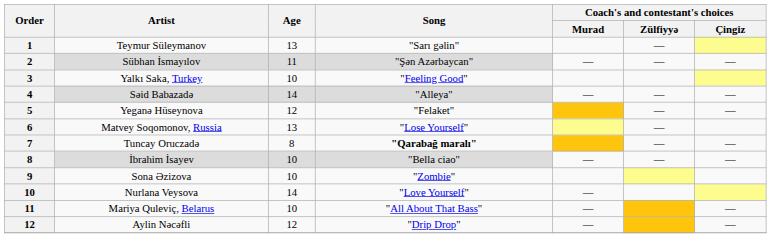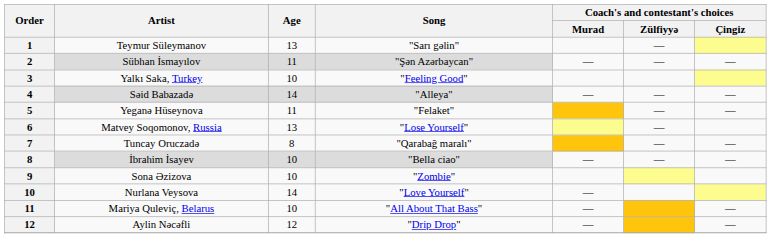(292, 110) 12 -> (292, 110) 11
(434, 143) bold -> (434, 143) normal
